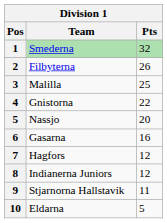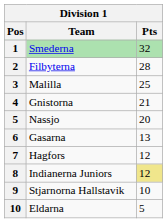(145, 66) 26 -> (145, 66) 28
(145, 102) 22 -> (145, 102) 21
(145, 137) 16 -> (145, 137) 13
(145, 173) no background -> (145, 173) khaki background
(144, 191) 11 -> (145, 191) 10
